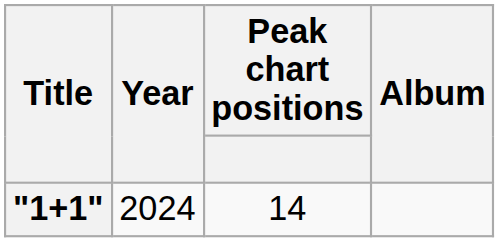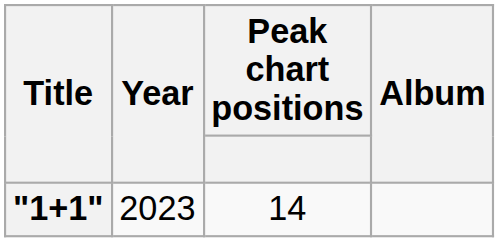(157, 208) 2024 -> (157, 208) 2023
